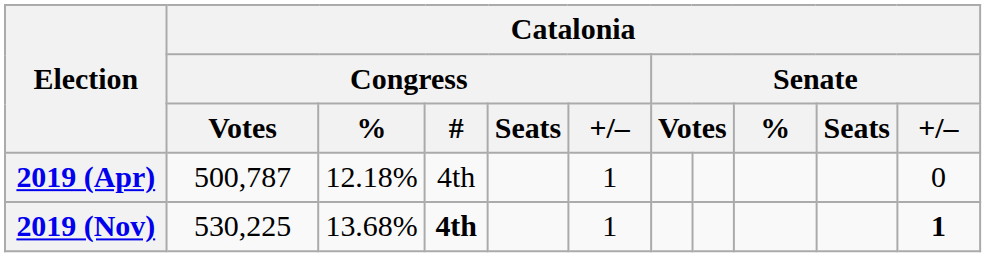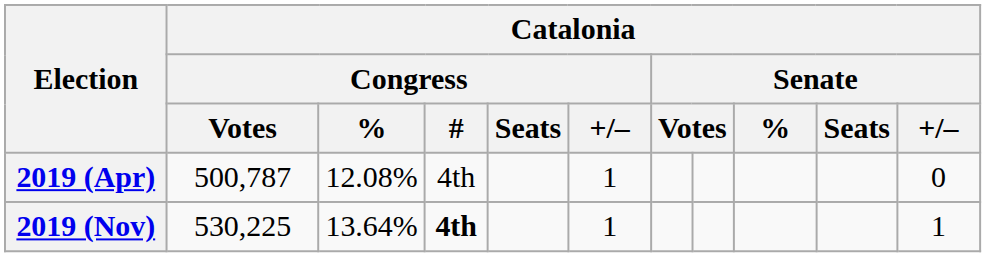(372, 177) 12.18% -> (372, 177) 12.08%
(372, 226) 13.68% -> (372, 226) 13.64%
(938, 226) bold -> (938, 226) normal
